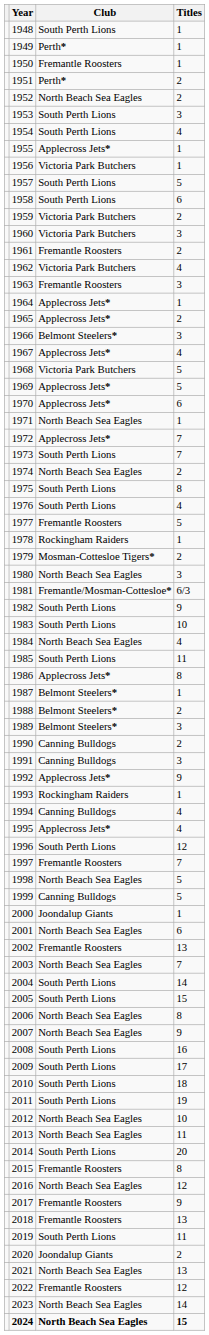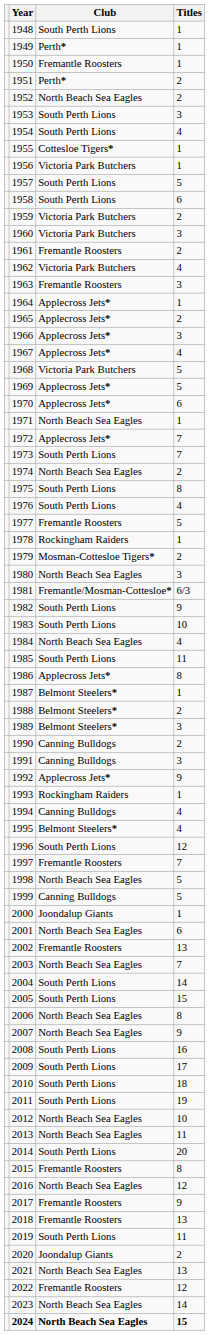(74, 149) Applecross Jets* -> (76, 149) Cottesloe Tigers*
(78, 336) Belmont Steelers* -> (74, 336) Applecross Jets*
(74, 829) Applecross Jets* -> (78, 829) Belmont Steelers*
